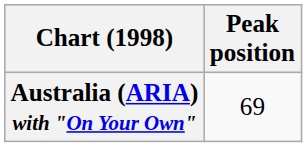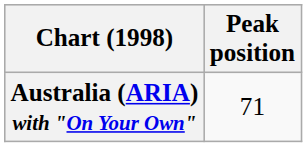(252, 106) 69 -> (252, 106) 71
